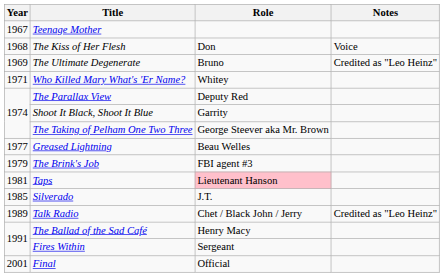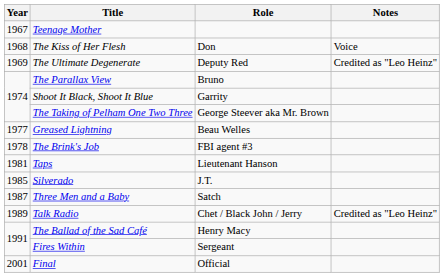(211, 63) Bruno -> (223, 63) Deputy Red
- row: (109, 79)
(223, 96) Deputy Red -> (211, 79) Bruno
(17, 163) 1979 -> (17, 146) 1978
(237, 180) pink background -> (237, 163) no background
+ row: (81, 197)
